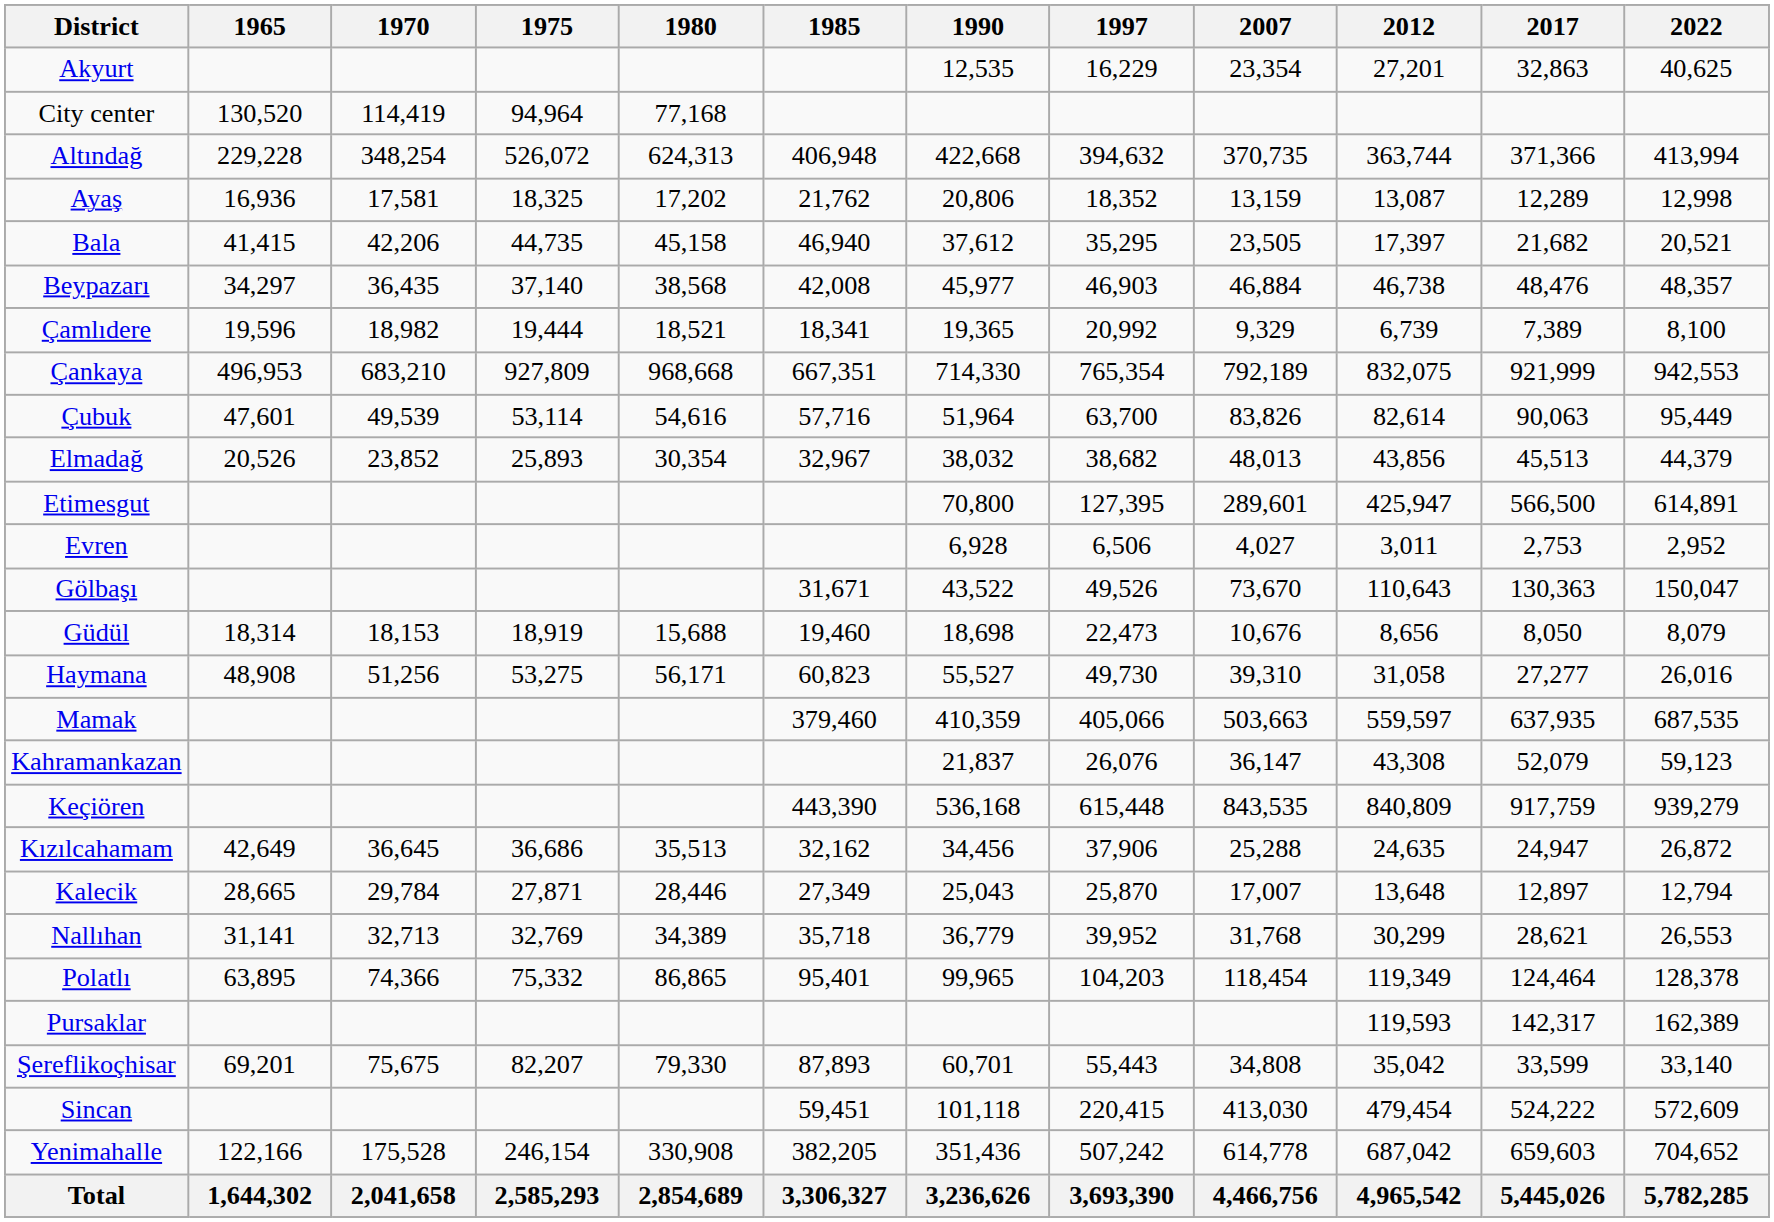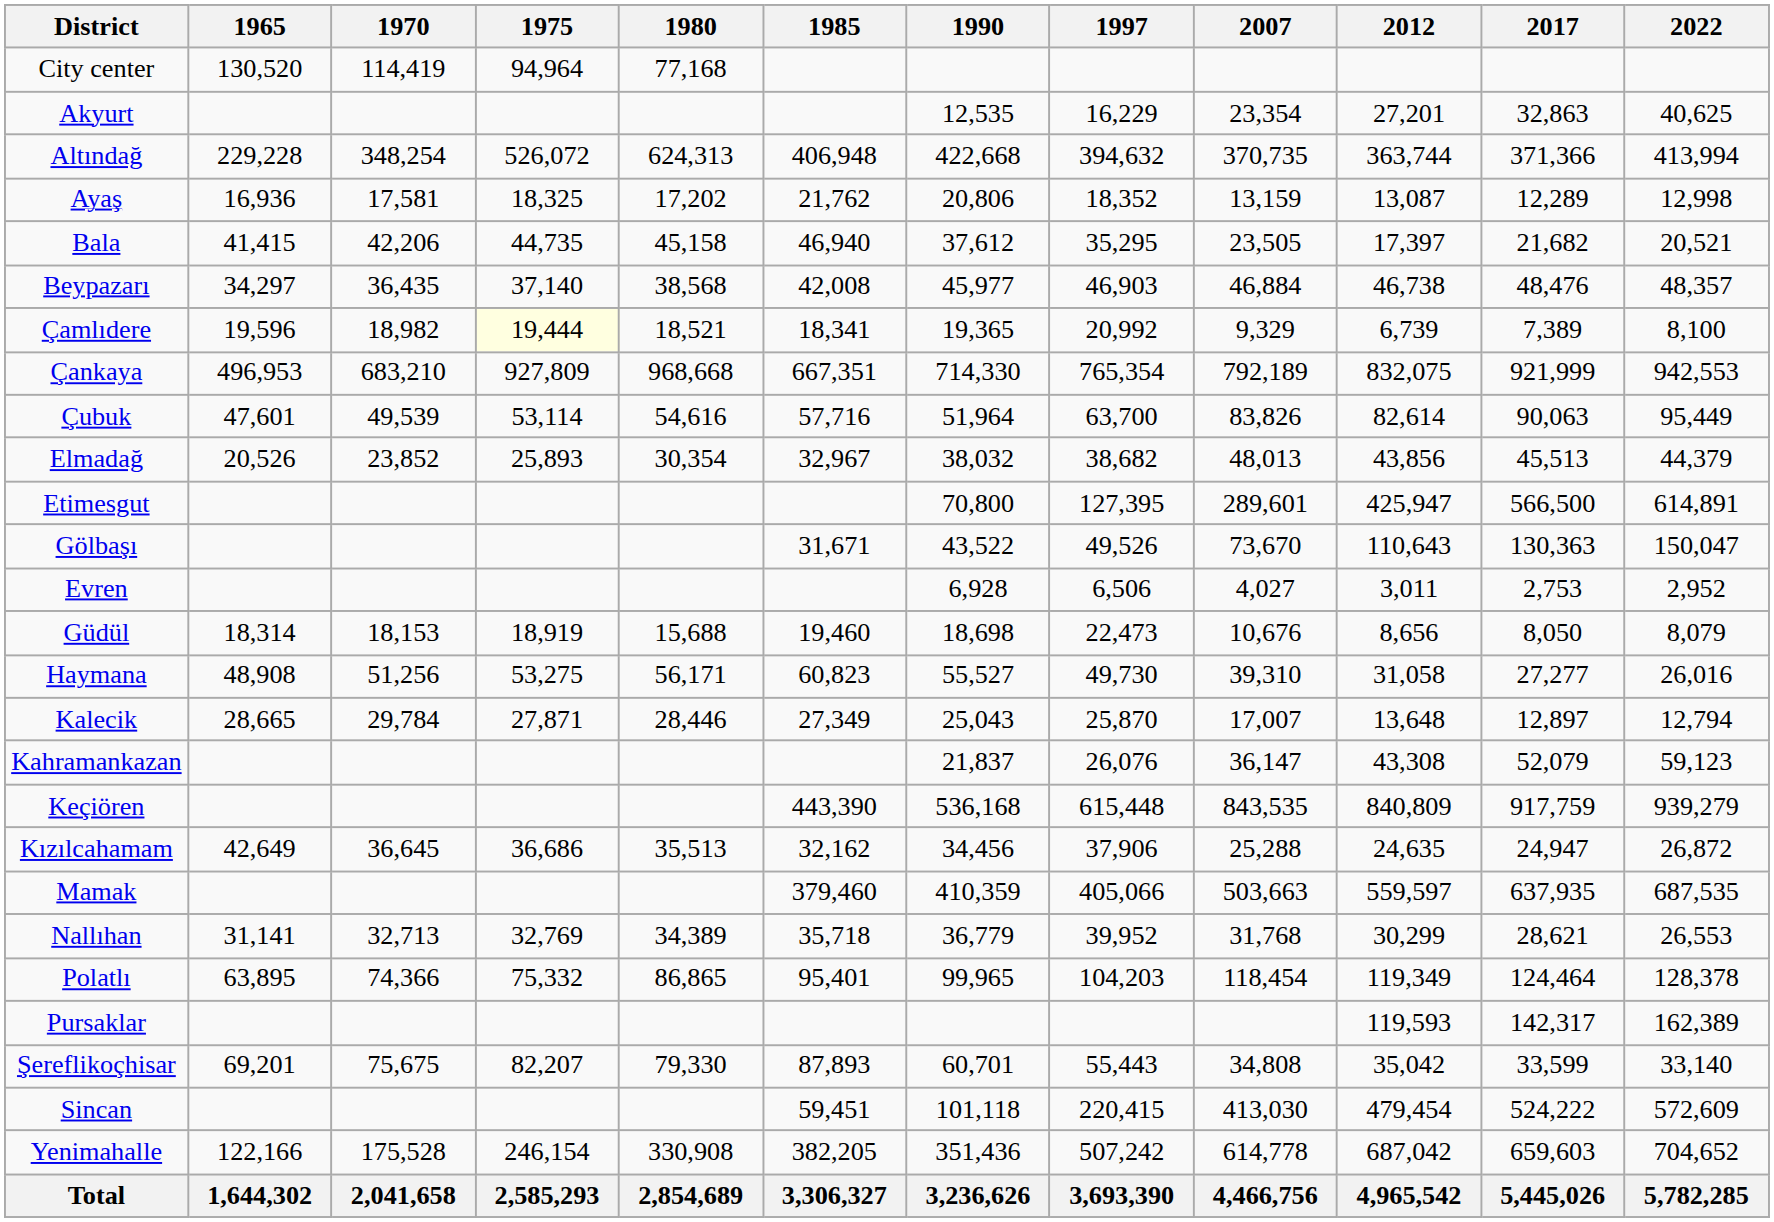rows swapped: (96, 112) <-> (96, 69)
(547, 328) no background -> (547, 328) lightyellow background
rows swapped: (96, 545) <-> (96, 588)
rows swapped: (96, 891) <-> (96, 718)
